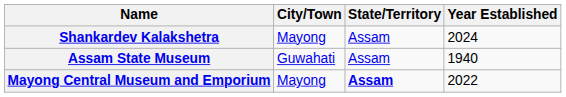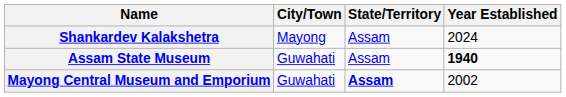(463, 59) normal -> (463, 59) bold
(301, 80) Mayong -> (306, 80) Guwahati
(463, 80) 2022 -> (463, 80) 2002
